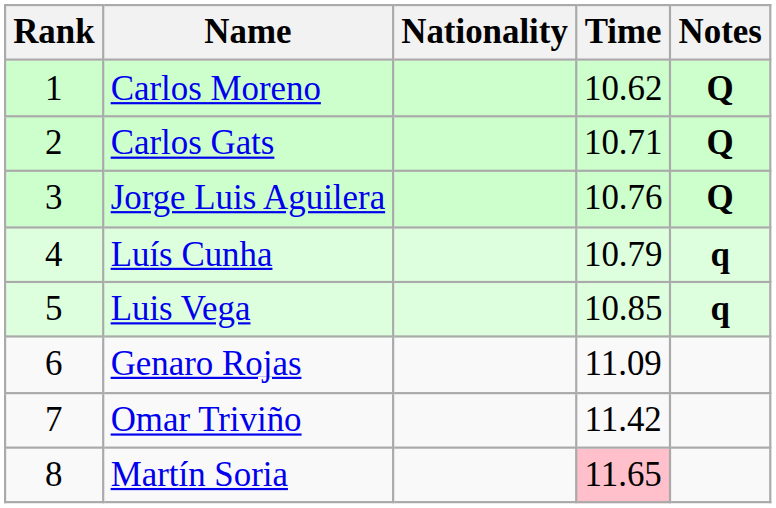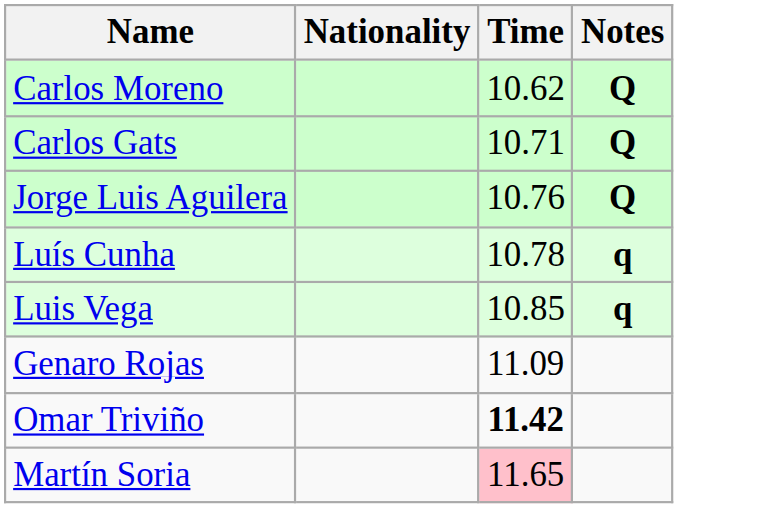- column: (54, 32)
(623, 253) 10.79 -> (526, 253) 10.78
(623, 419) normal -> (526, 419) bold
